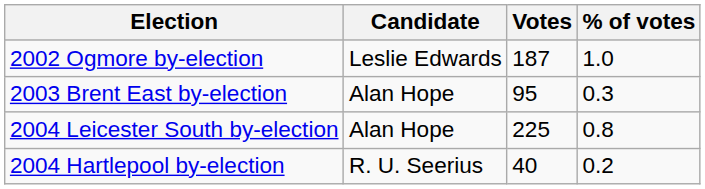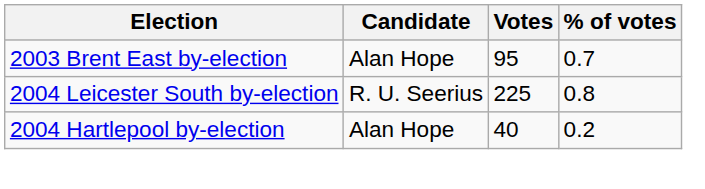- row: (137, 58)
(598, 93) 0.3 -> (579, 58) 0.7
(402, 129) Alan Hope -> (416, 93) R. U. Seerius
(416, 165) R. U. Seerius -> (402, 129) Alan Hope
